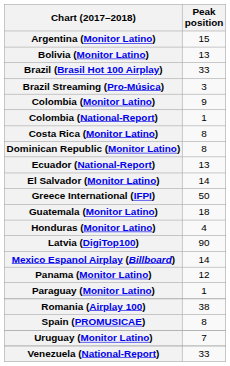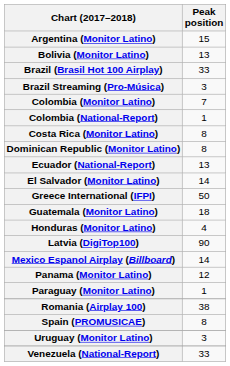(204, 102) 9 -> (204, 102) 7
(204, 338) 7 -> (204, 338) 3
